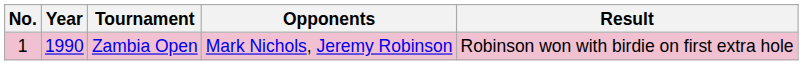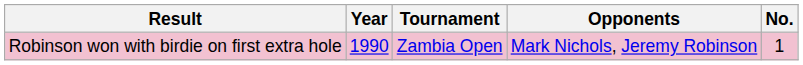columns swapped: (23, 19) <-> (627, 19)
